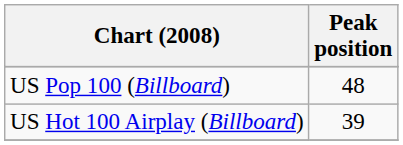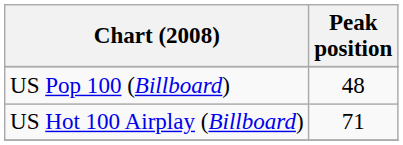(353, 121) 39 -> (353, 121) 71
